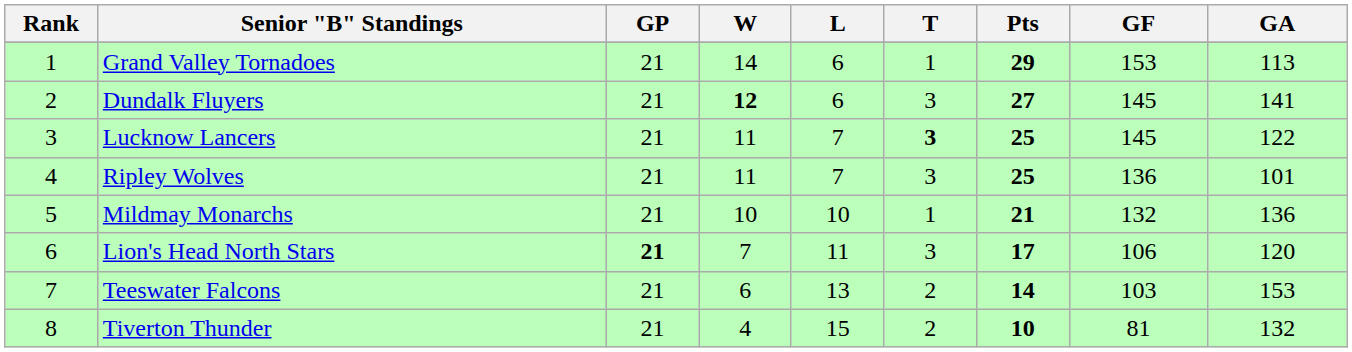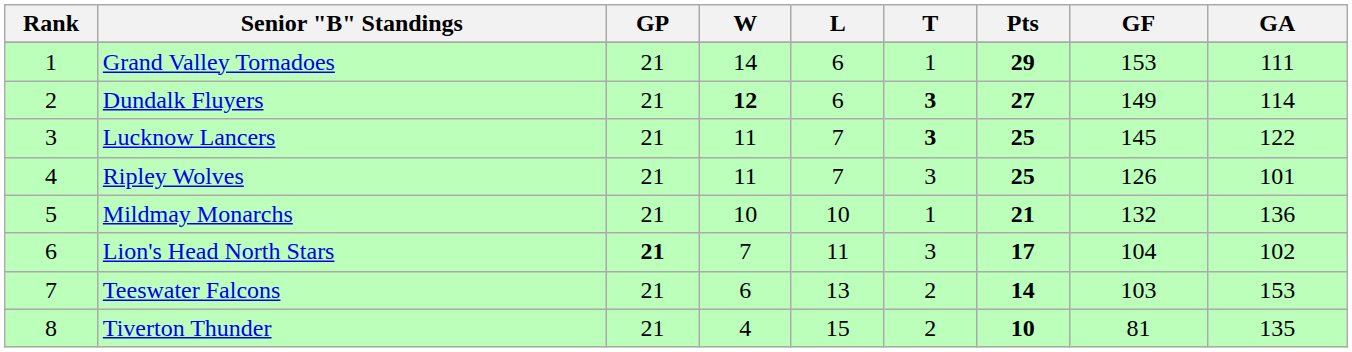(1277, 61) 113 -> (1277, 61) 111
(930, 99) normal -> (930, 99) bold
(1139, 99) 145 -> (1139, 99) 149
(1277, 99) 141 -> (1277, 99) 114
(1139, 175) 136 -> (1139, 175) 126
(1139, 251) 106 -> (1139, 251) 104
(1277, 251) 120 -> (1277, 251) 102
(1277, 328) 132 -> (1277, 328) 135
